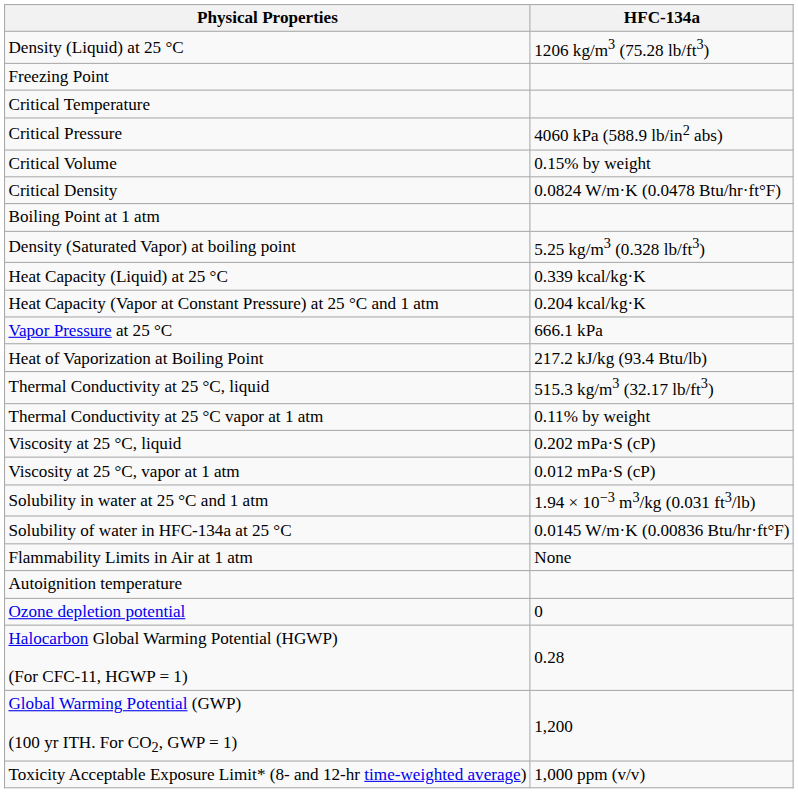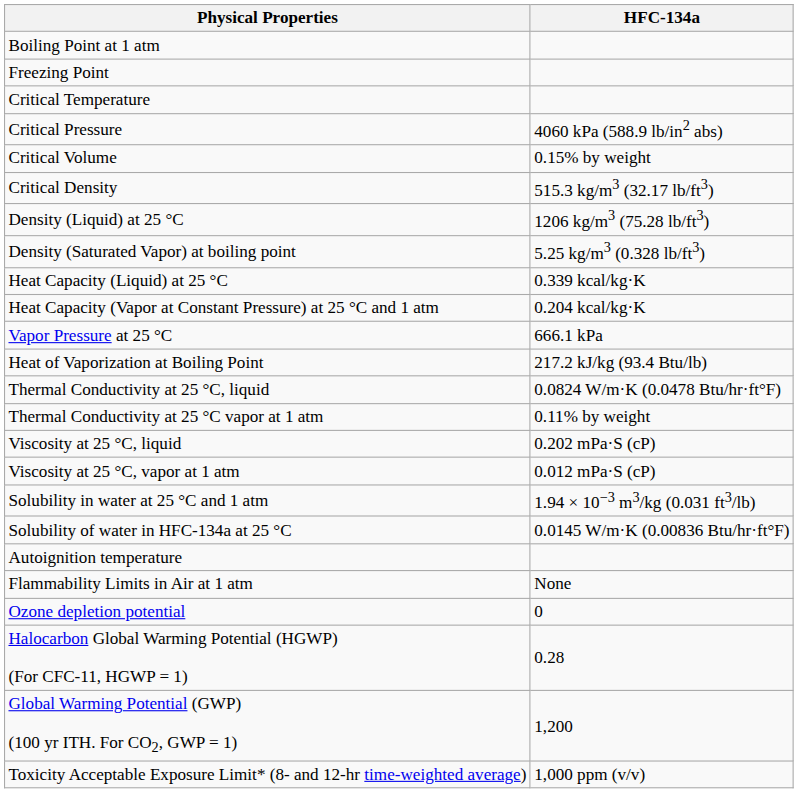rows swapped: (84, 217) <-> (96, 47)
(658, 190) 0.0824 W/m·K (0.0478 Btu/hr·ft°F) -> (624, 187) 515.3 kg/m3 (32.17 lb/ft3)
(624, 387) 515.3 kg/m3 (32.17 lb/ft3) -> (658, 389) 0.0824 W/m·K (0.0478 Btu/hr·ft°F)
rows swapped: (131, 557) <-> (95, 584)
